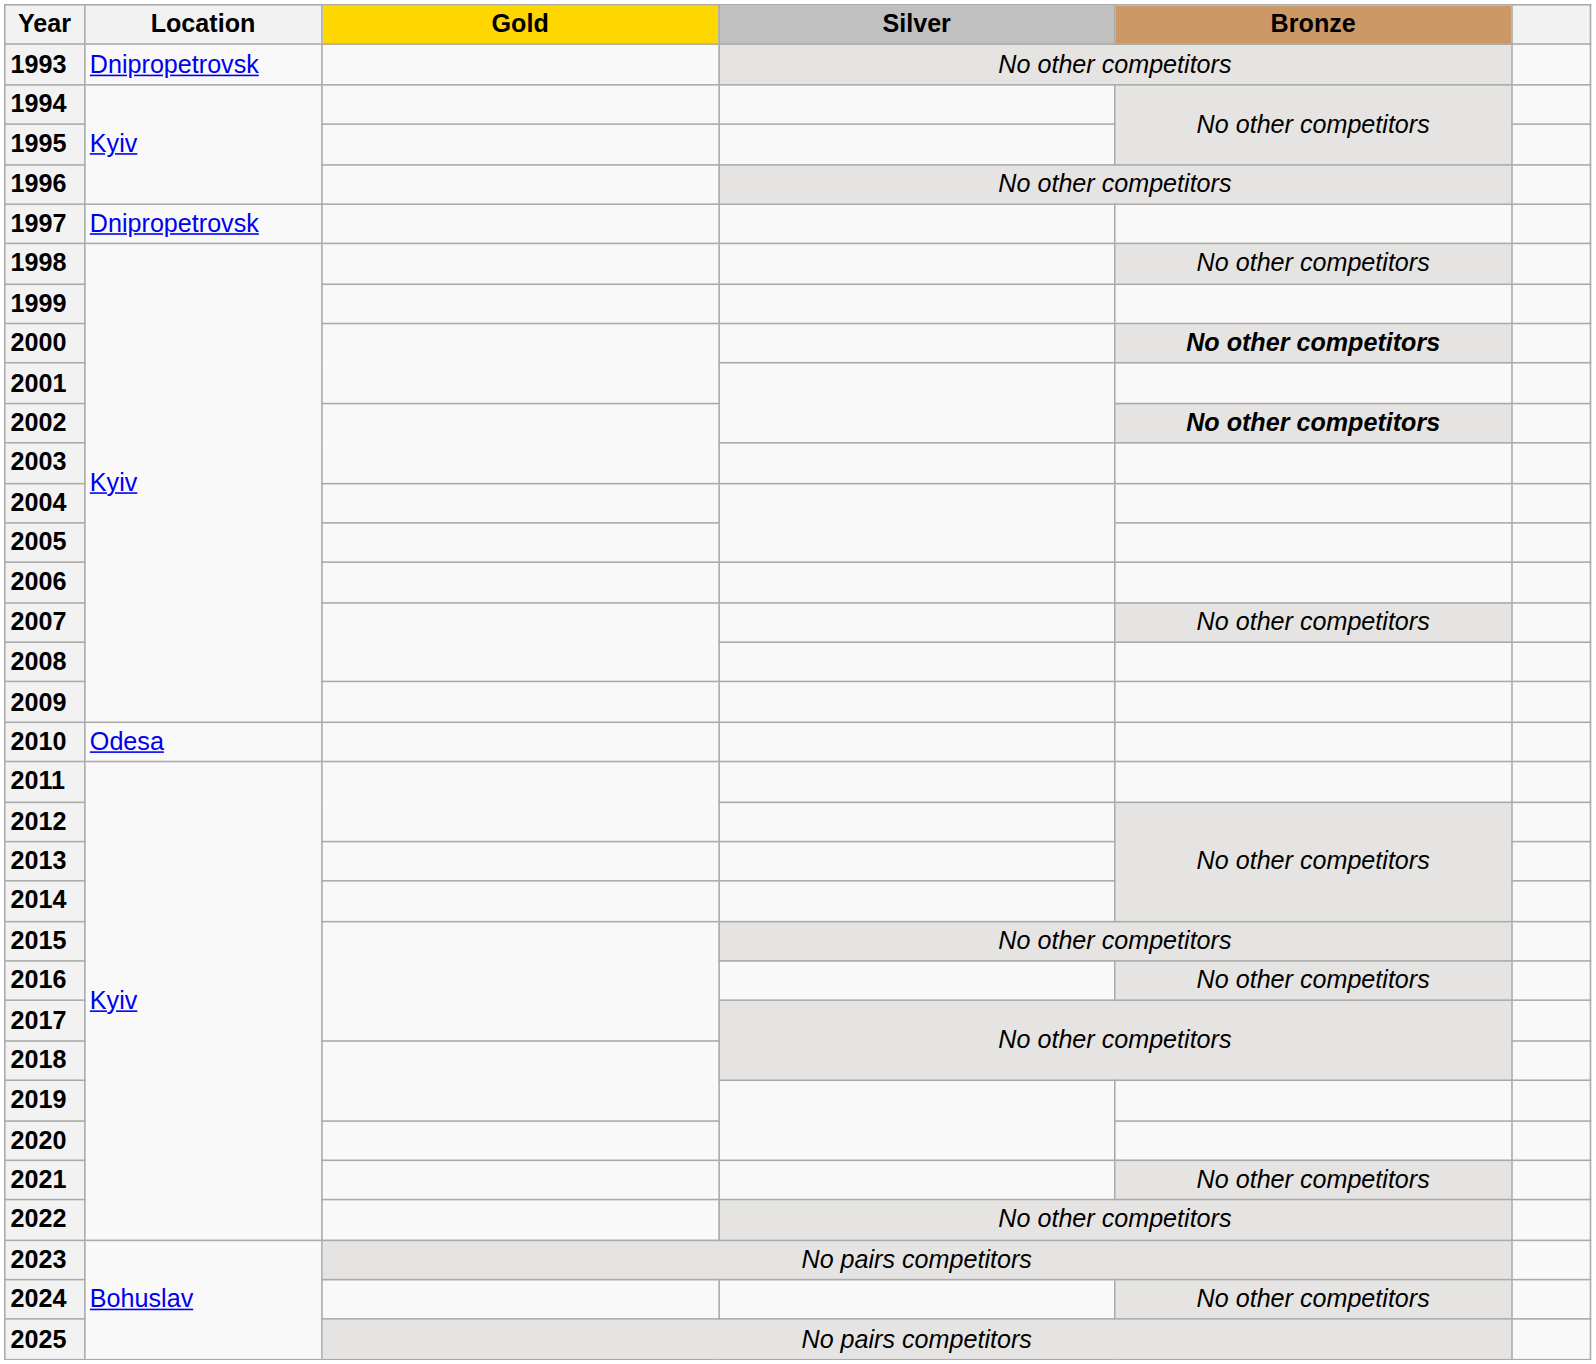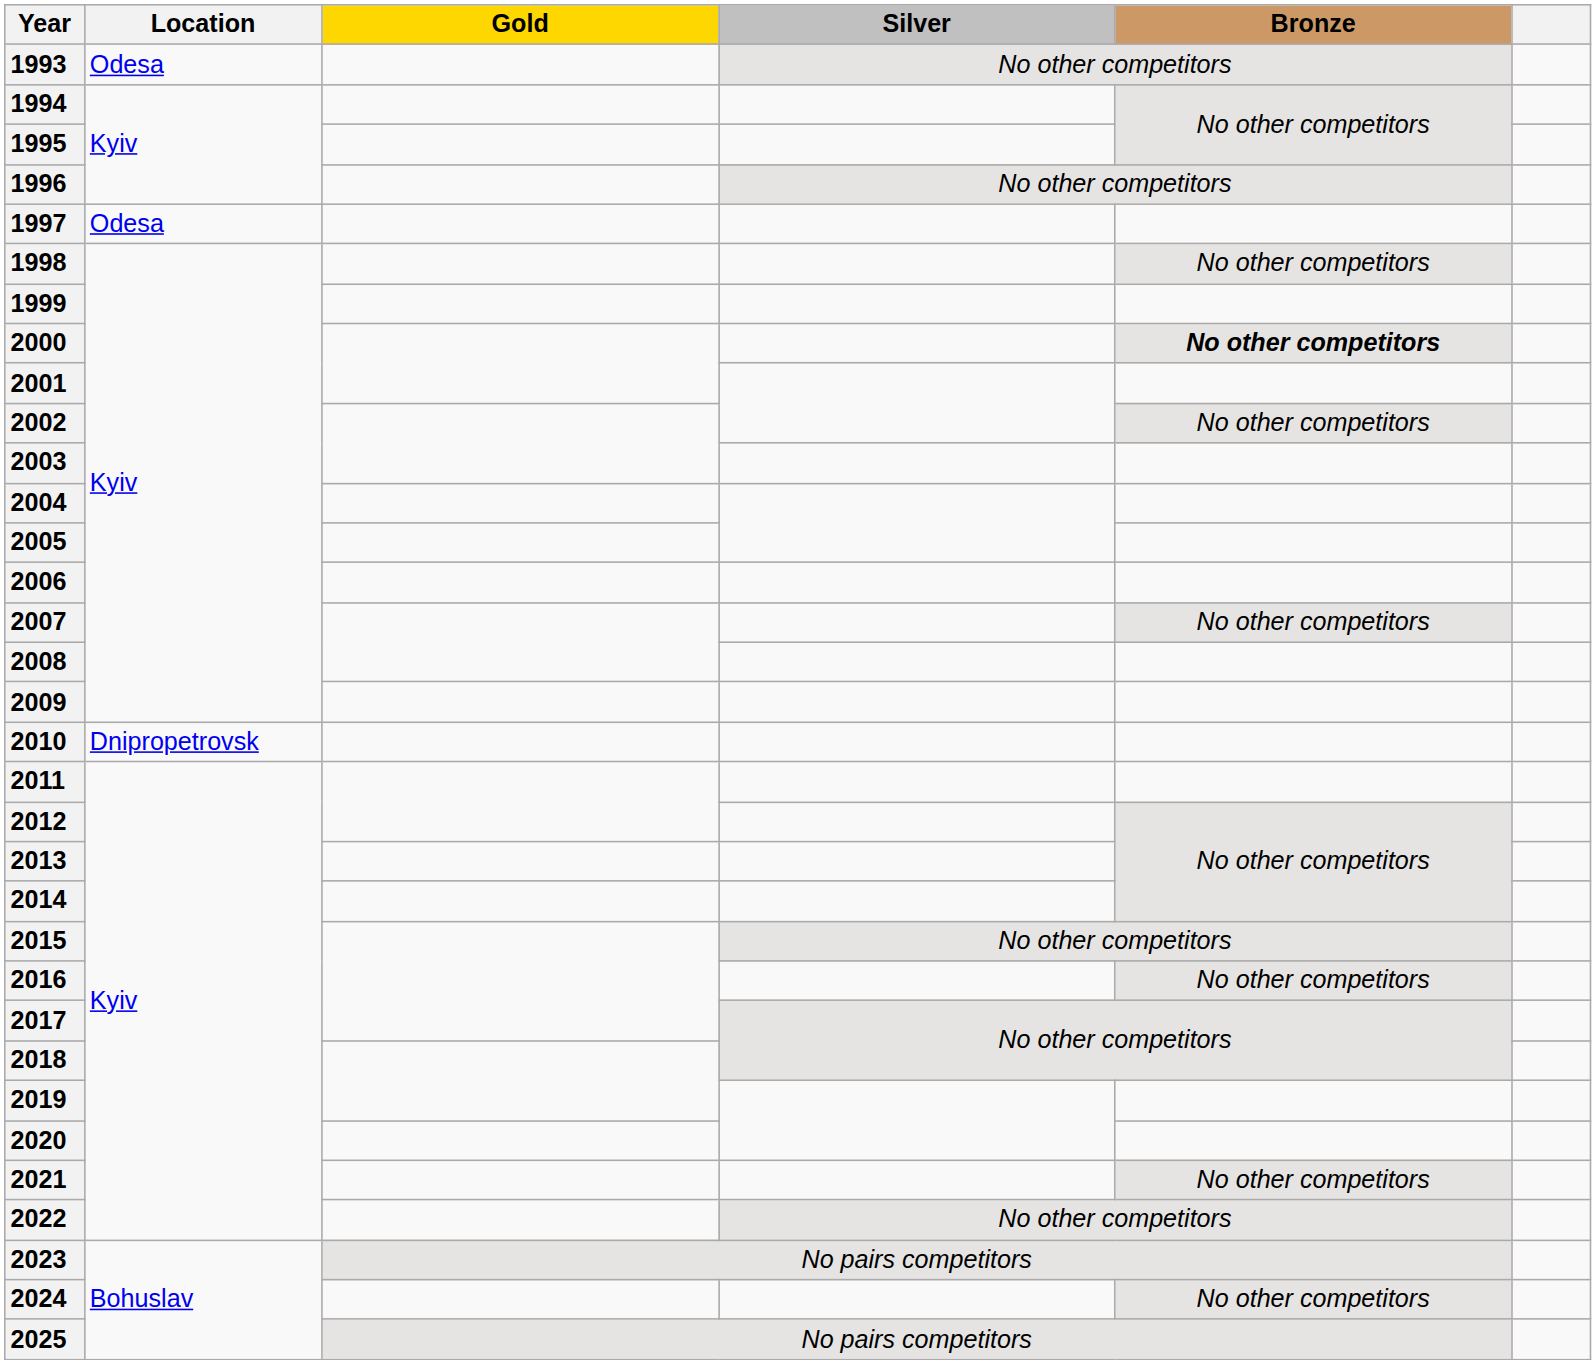(174, 64) Dnipropetrovsk -> (127, 64) Odesa
(174, 223) Dnipropetrovsk -> (127, 223) Odesa
(1313, 422) bold -> (1313, 422) normal
(127, 741) Odesa -> (174, 741) Dnipropetrovsk
